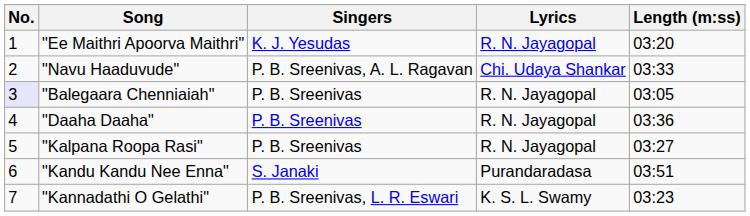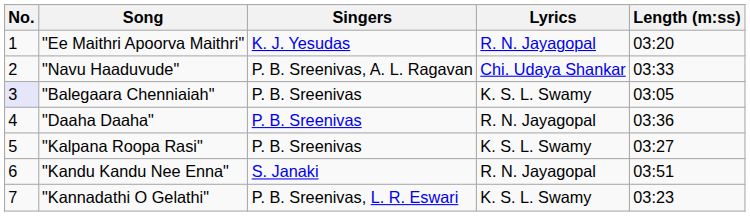(538, 95) R. N. Jayagopal -> (536, 95) K. S. L. Swamy
(538, 146) R. N. Jayagopal -> (536, 146) K. S. L. Swamy
(536, 172) Purandaradasa -> (538, 172) R. N. Jayagopal
